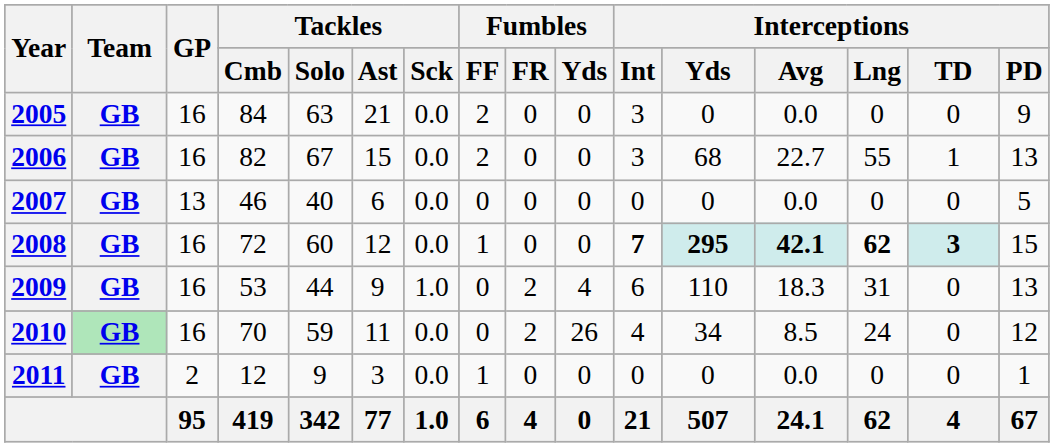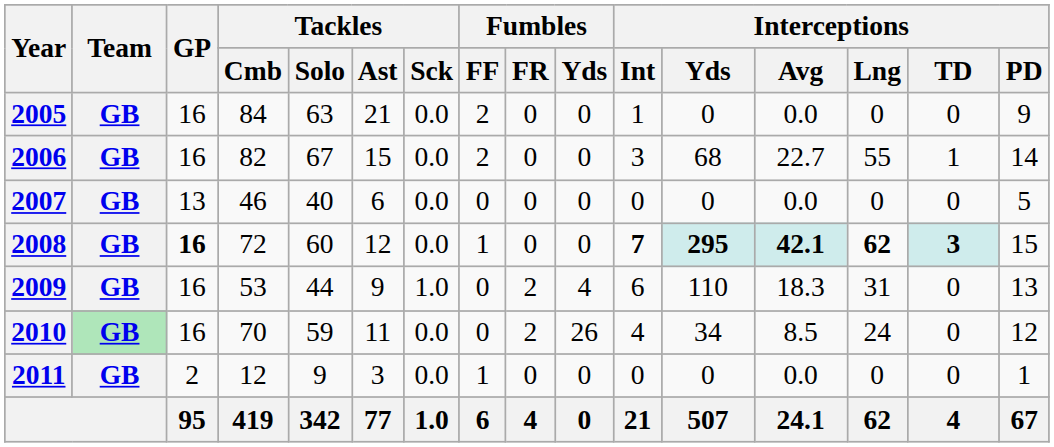(638, 113) 3 -> (638, 113) 1
(1024, 157) 13 -> (1024, 157) 14
(192, 244) normal -> (192, 244) bold
